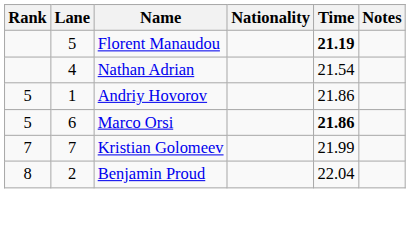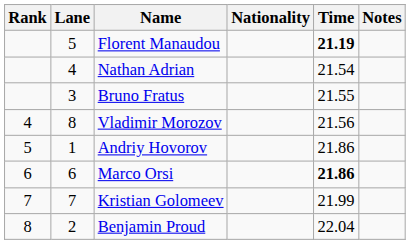+ row: (141, 95)
+ row: (160, 122)
(28, 122) 5 -> (28, 174) 6
